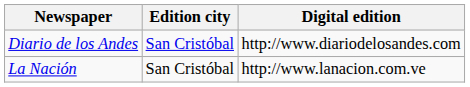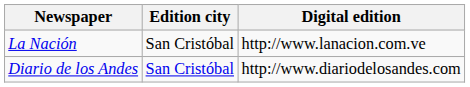rows swapped: (73, 43) <-> (43, 69)
